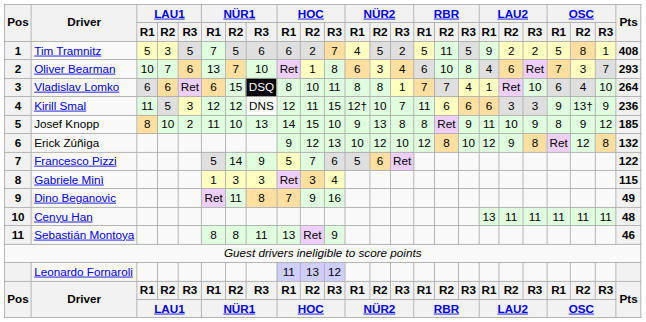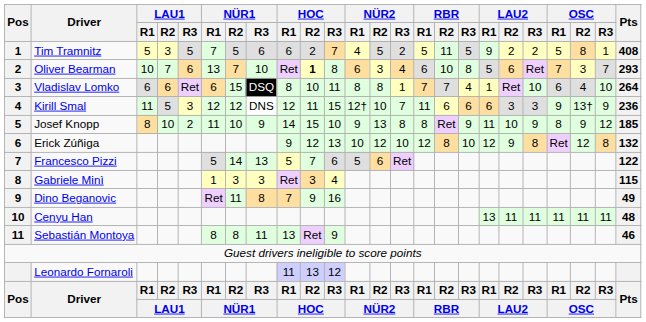(312, 69) normal -> (312, 69) bold
(489, 69) 4 -> (489, 69) 5
(261, 124) 13 -> (261, 124) 9
(261, 161) 9 -> (261, 161) 13
